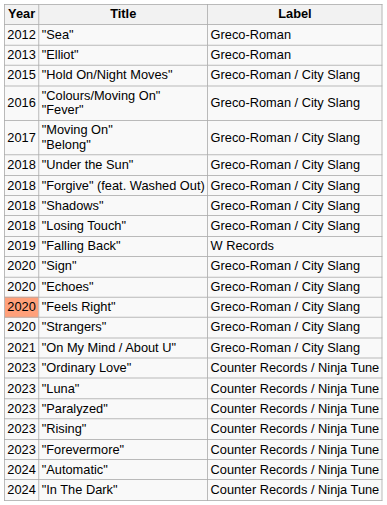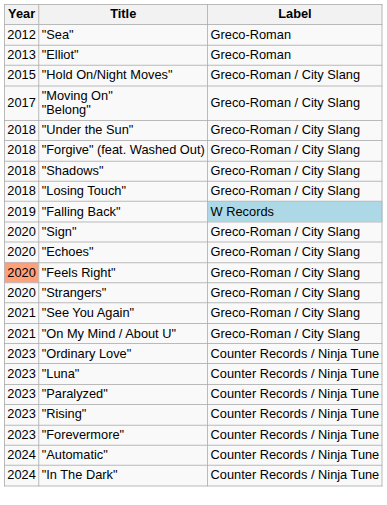- row: (101, 103)
(242, 246) no background -> (242, 211) lightblue background
+ row: (88, 313)
